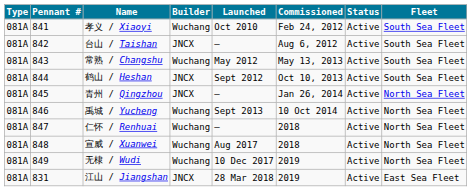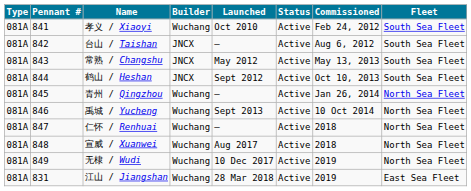columns swapped: (310, 12) <-> (363, 12)
(191, 61) Wuchang -> (183, 61) JNCX
(183, 94) JNCX -> (191, 94) Wuchang
(183, 178) JNCX -> (191, 178) Wuchang
